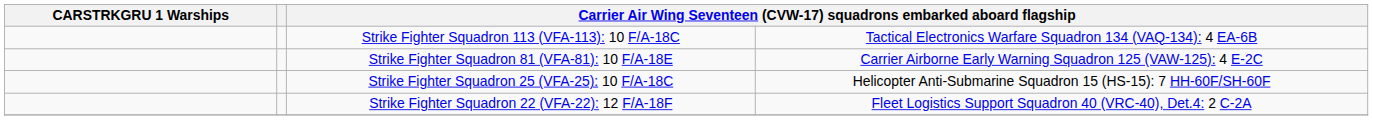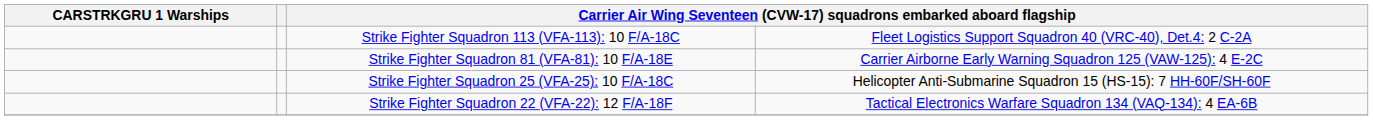(1062, 37) Tactical Electronics Warfare Squadron 134 (VAQ-134): 4 EA-6B -> (1062, 37) Fleet Logistics Support Squadron 40 (VRC-40), Det.4: 2 C-2A
(1062, 103) Fleet Logistics Support Squadron 40 (VRC-40), Det.4: 2 C-2A -> (1062, 103) Tactical Electronics Warfare Squadron 134 (VAQ-134): 4 EA-6B
